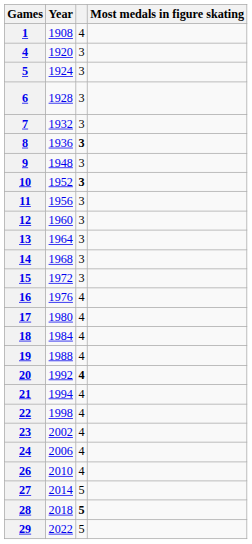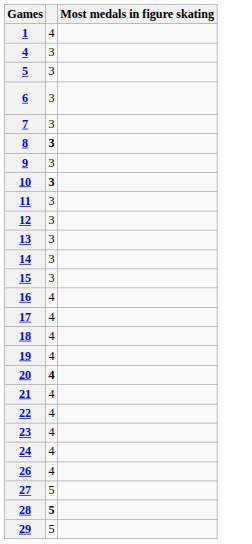- column: (61, 14)
